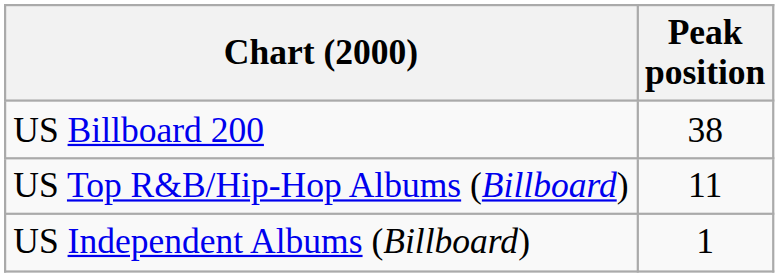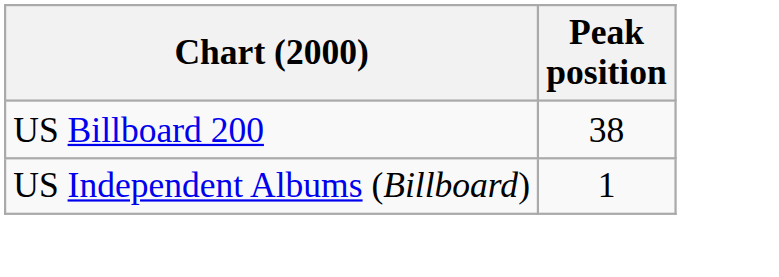- row: (321, 185)
